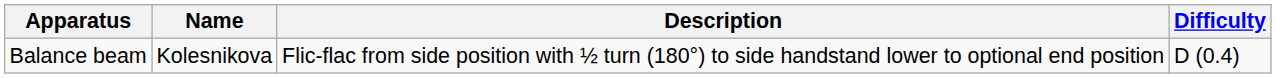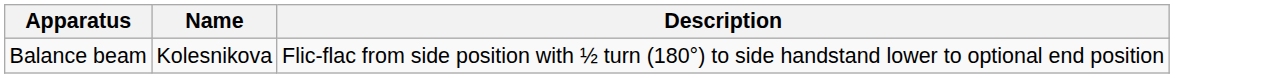- column: (1220, 21)
